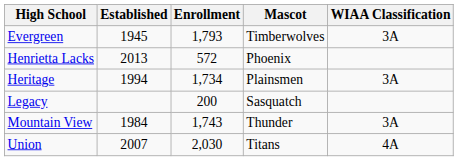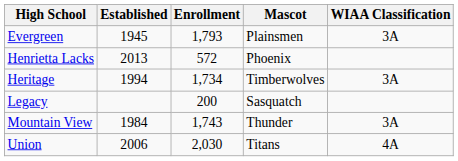(285, 36) Timberwolves -> (275, 36) Plainsmen
(275, 79) Plainsmen -> (285, 79) Timberwolves
(134, 144) 2007 -> (134, 144) 2006
